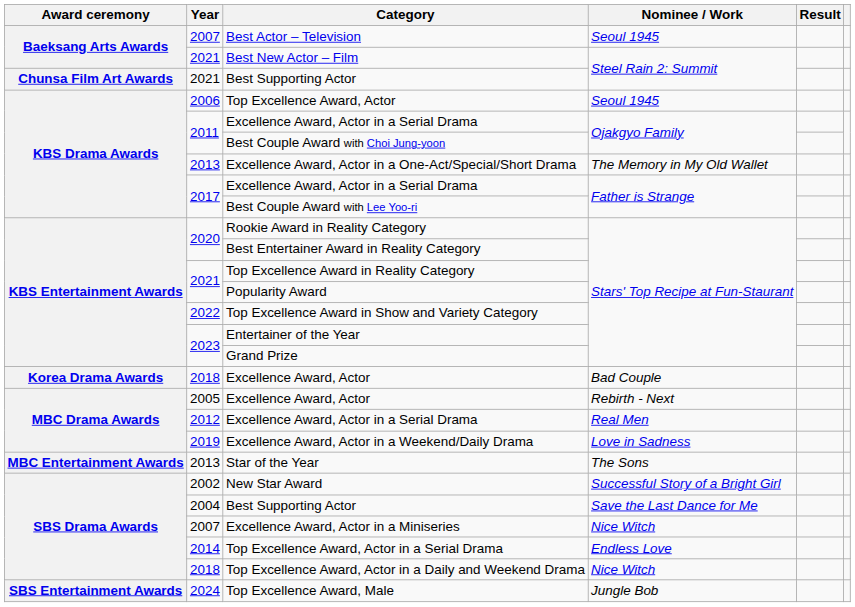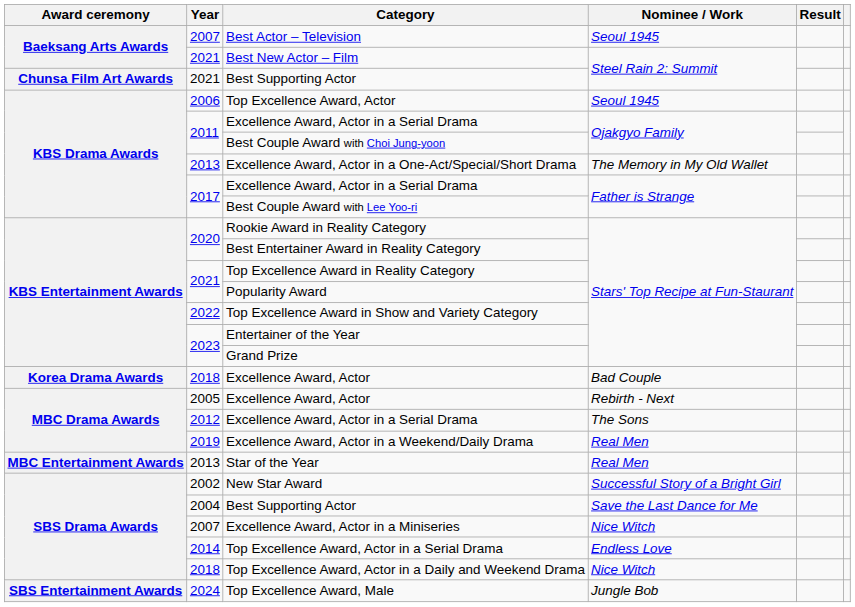(620, 420) Real Men -> (620, 420) The Sons
(641, 441) Love in Sadness -> (620, 441) Real Men
(620, 462) The Sons -> (620, 462) Real Men
